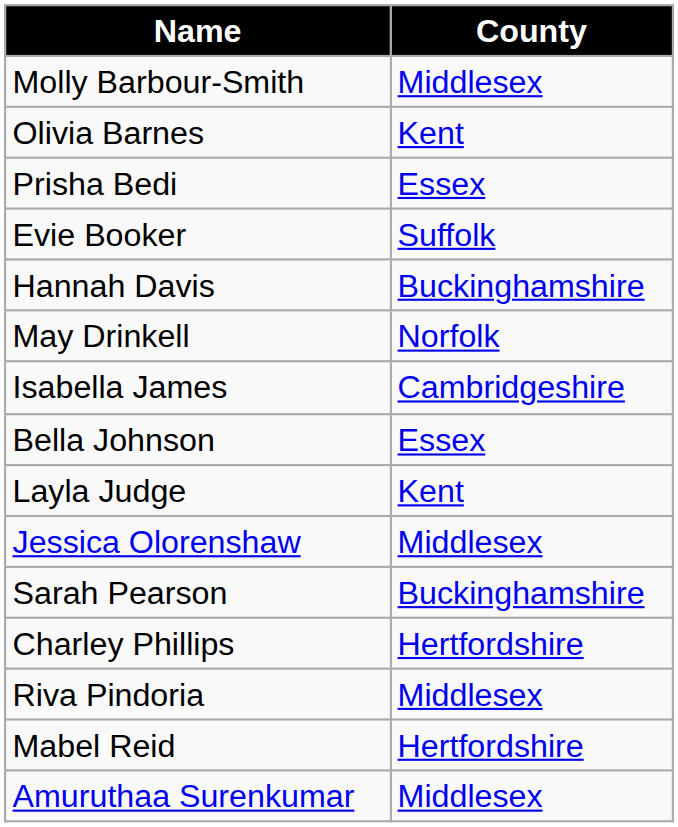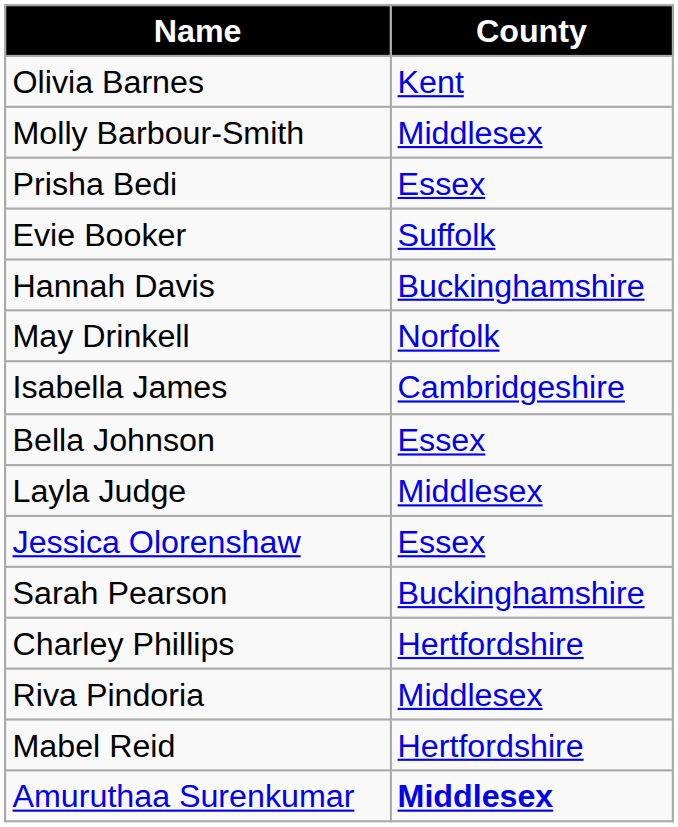rows swapped: (158, 82) <-> (108, 133)
(431, 490) Kent -> (470, 490) Middlesex
(470, 541) Middlesex -> (441, 541) Essex
(470, 796) normal -> (475, 796) bold
